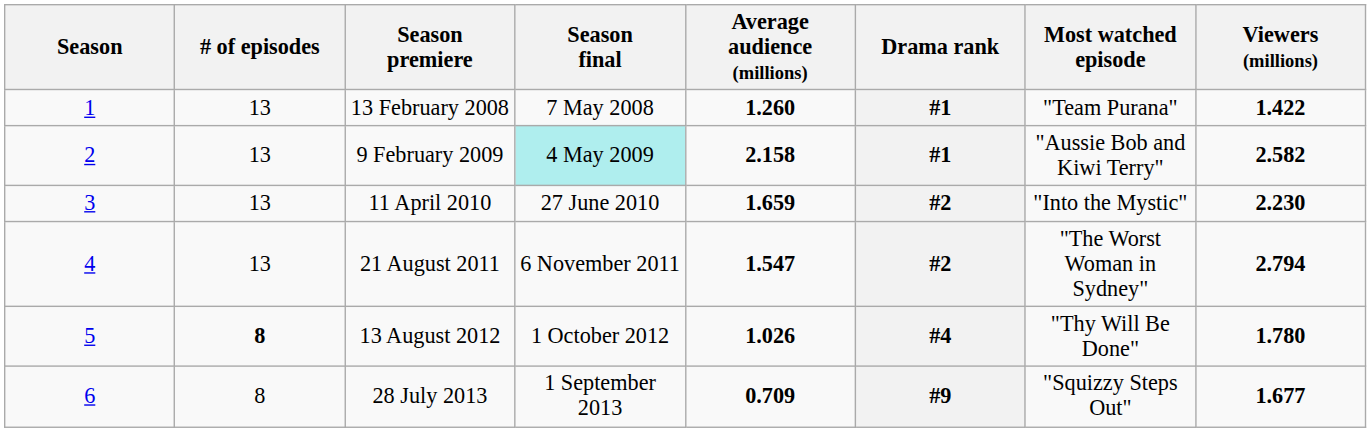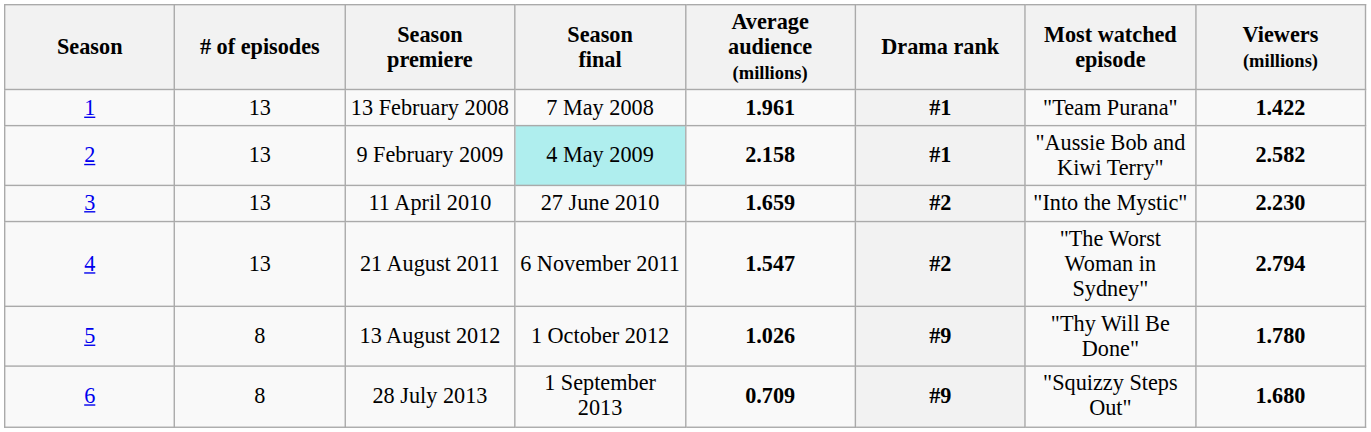(770, 107) 1.260 -> (770, 107) 1.961
(260, 336) bold -> (260, 336) normal
(940, 336) #4 -> (940, 336) #9
(1280, 396) 1.677 -> (1280, 396) 1.680
